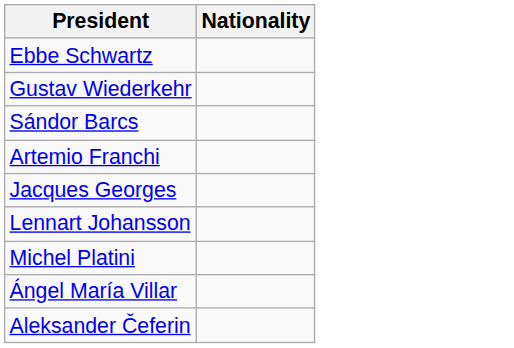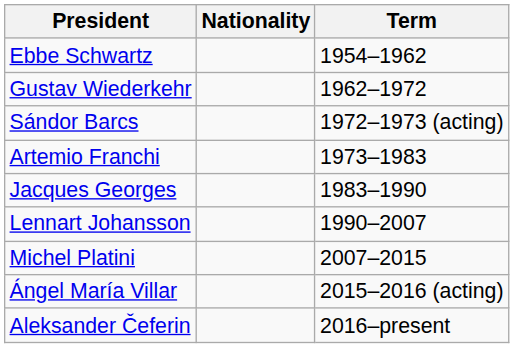+ column: (412, 21)
